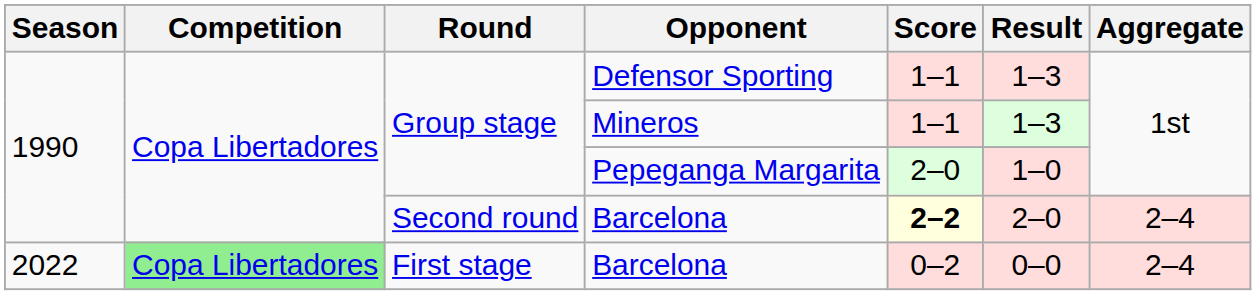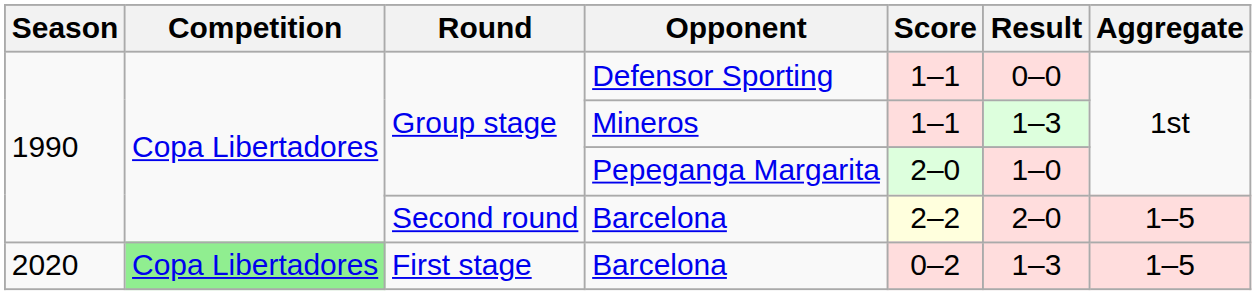(1036, 75) 1–3 -> (1036, 75) 0–0
(935, 218) bold -> (935, 218) normal
(1170, 218) 2–4 -> (1170, 218) 1–5
(45, 265) 2022 -> (45, 265) 2020
(1036, 265) 0–0 -> (1036, 265) 1–3
(1170, 265) 2–4 -> (1170, 265) 1–5
